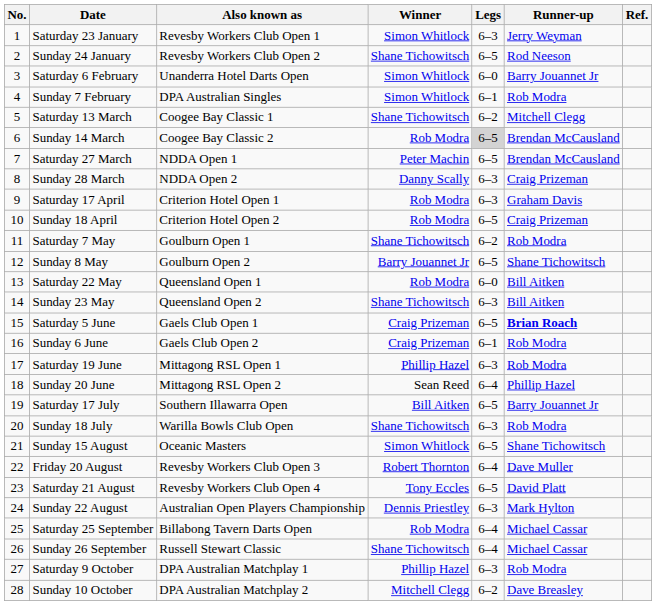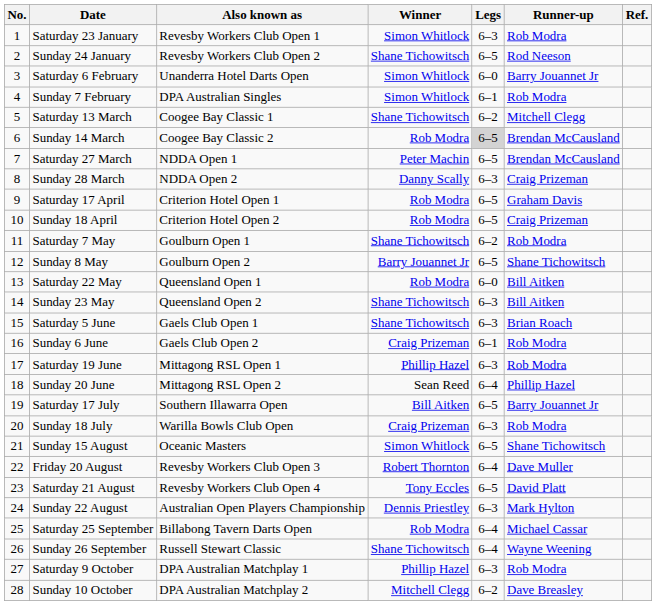(544, 35) Jerry Weyman -> (537, 35) Rob Modra
(488, 199) 6–3 -> (488, 199) 6–5
(429, 323) Craig Prizeman -> (420, 323) Shane Tichowitsch
(488, 323) 6–5 -> (488, 323) 6–3
(542, 323) bold -> (540, 323) normal
(420, 425) Shane Tichowitsch -> (429, 425) Craig Prizeman
(547, 549) Michael Cassar -> (549, 549) Wayne Weening
